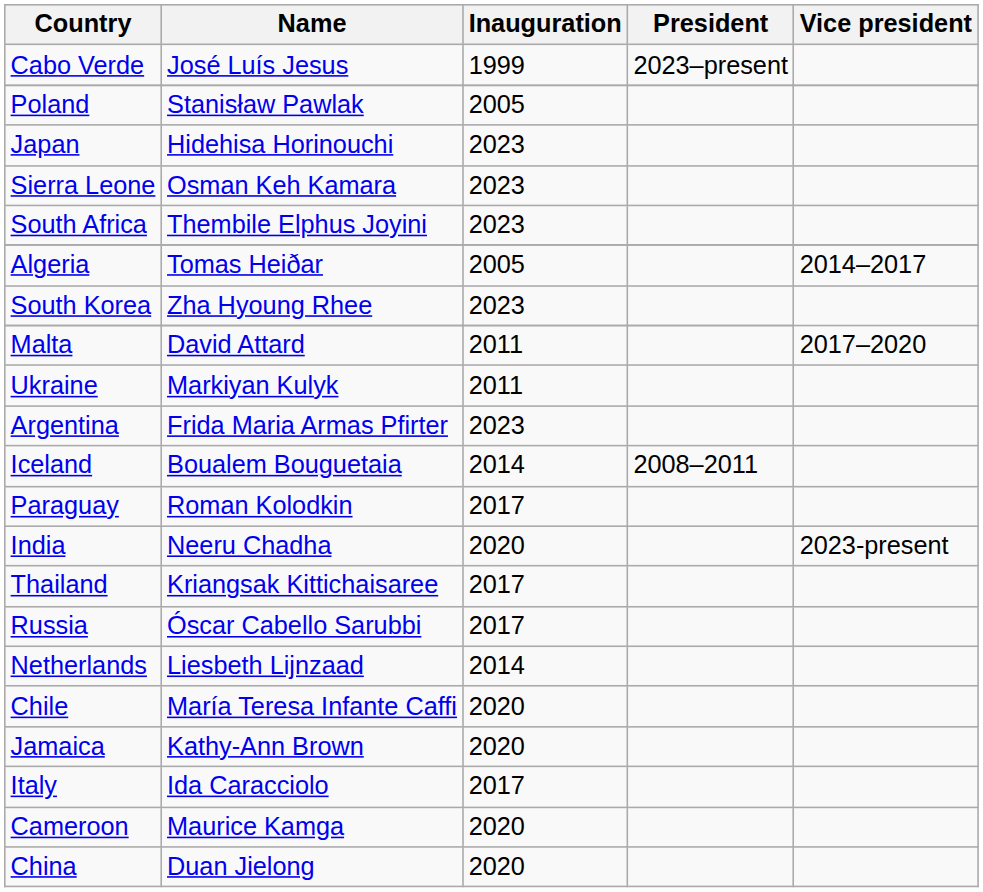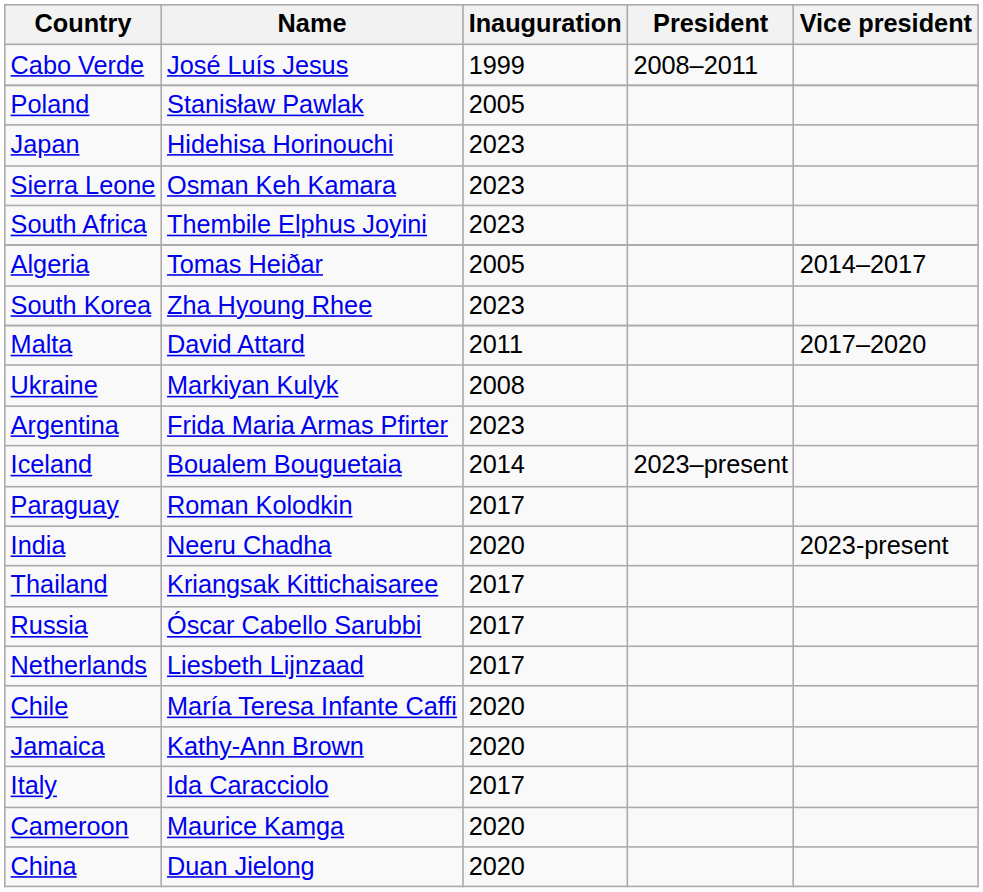(711, 64) 2023–present -> (696, 64) 2008–2011
(496, 385) 2011 -> (497, 385) 2008
(696, 465) 2008–2011 -> (711, 465) 2023–present
(497, 666) 2014 -> (497, 666) 2017
